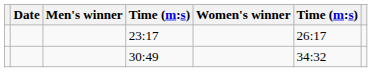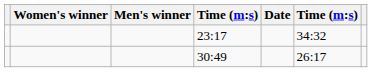columns swapped: (27, 14) <-> (243, 14)
(311, 35) 26:17 -> (311, 35) 34:32
(311, 56) 34:32 -> (311, 56) 26:17
